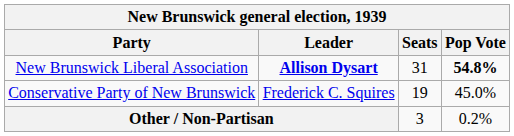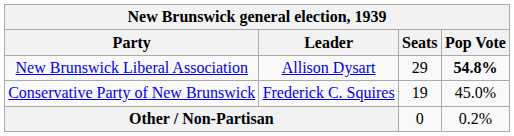(329, 67) bold -> (329, 67) normal
(420, 67) 31 -> (420, 67) 29
(420, 118) 3 -> (420, 118) 0
